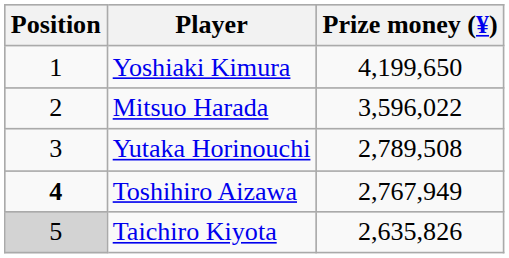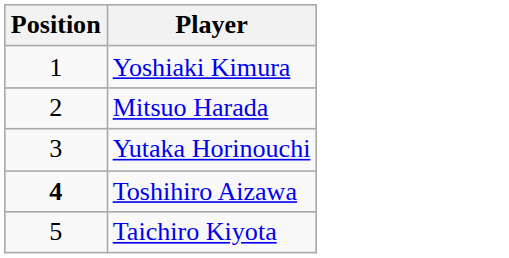- column: (410, 25)
(56, 231) lightgrey background -> (56, 231) no background
